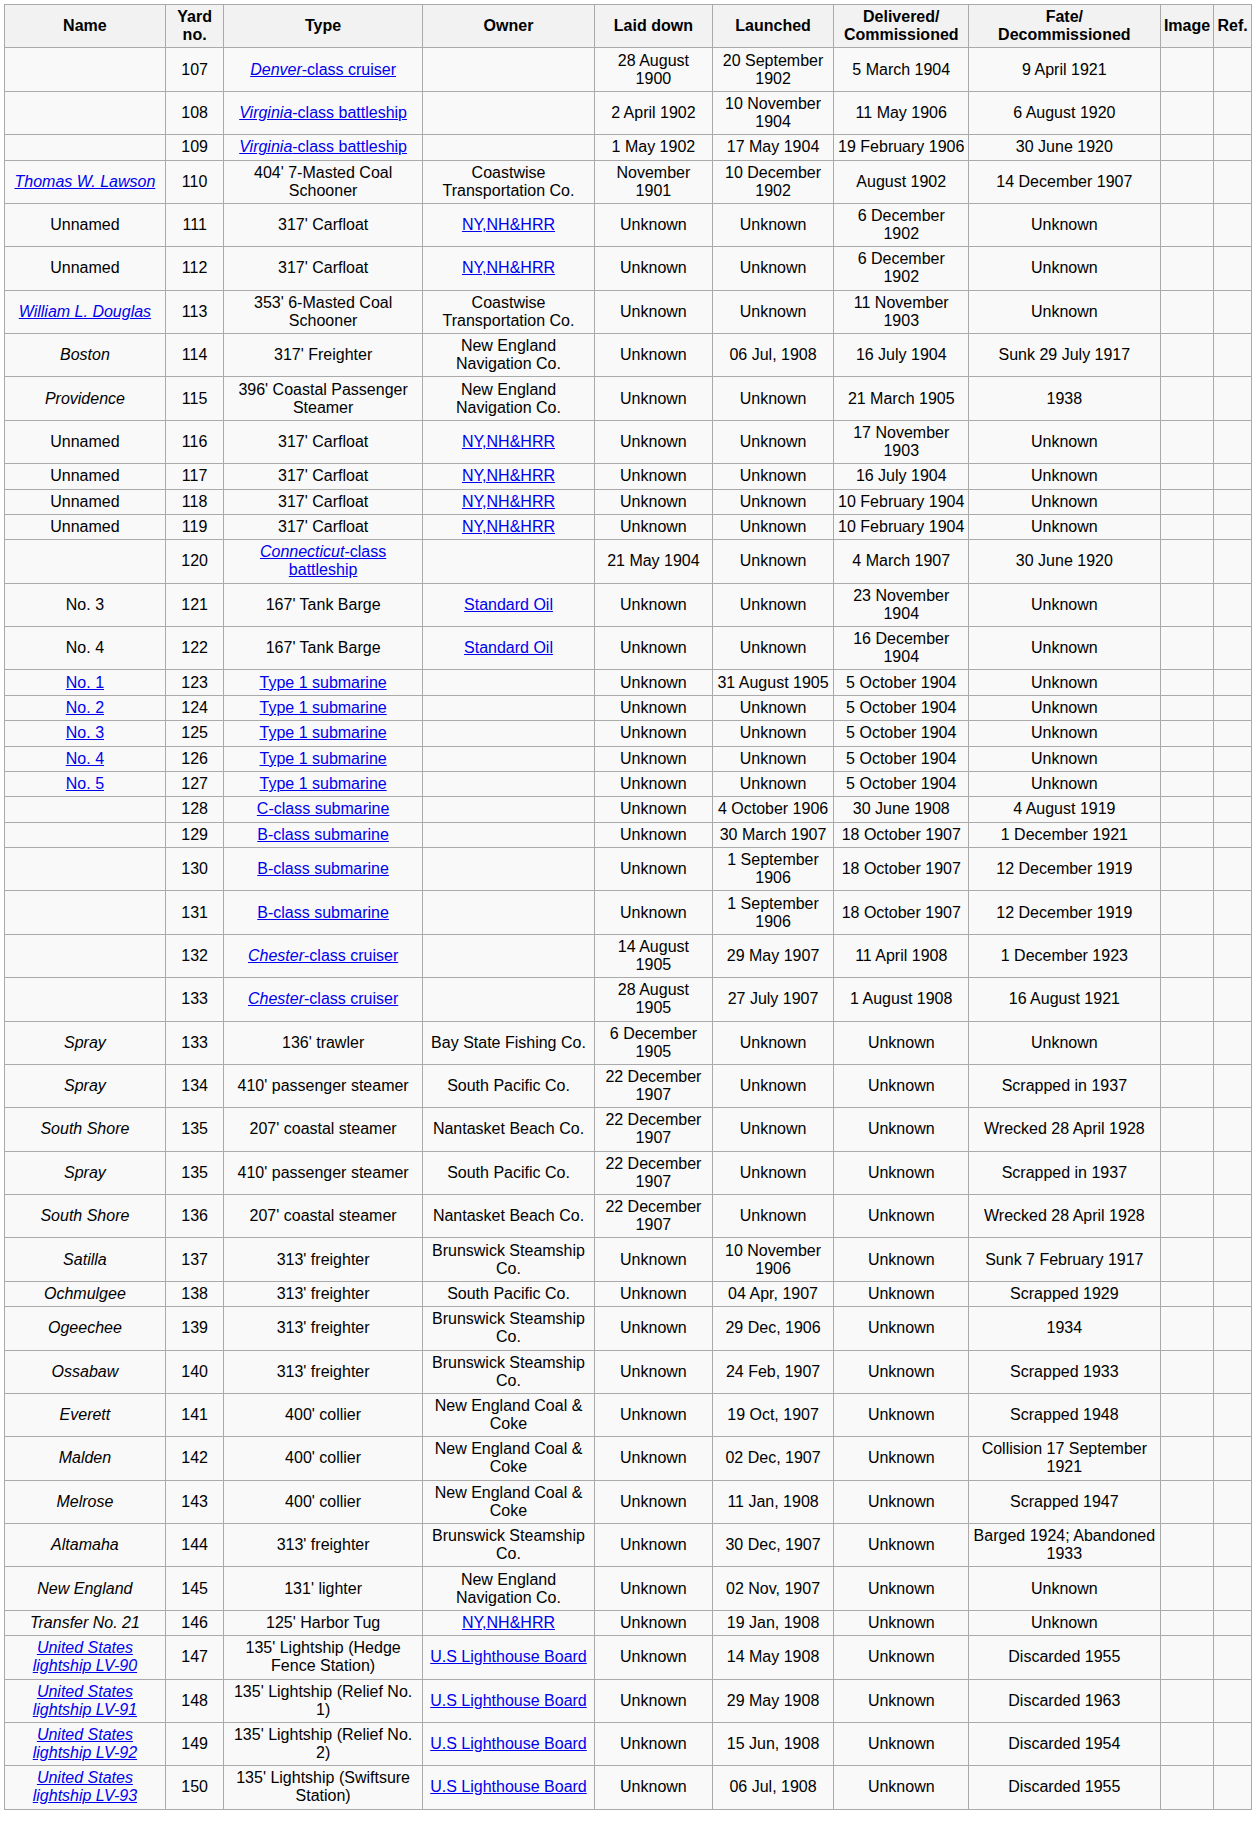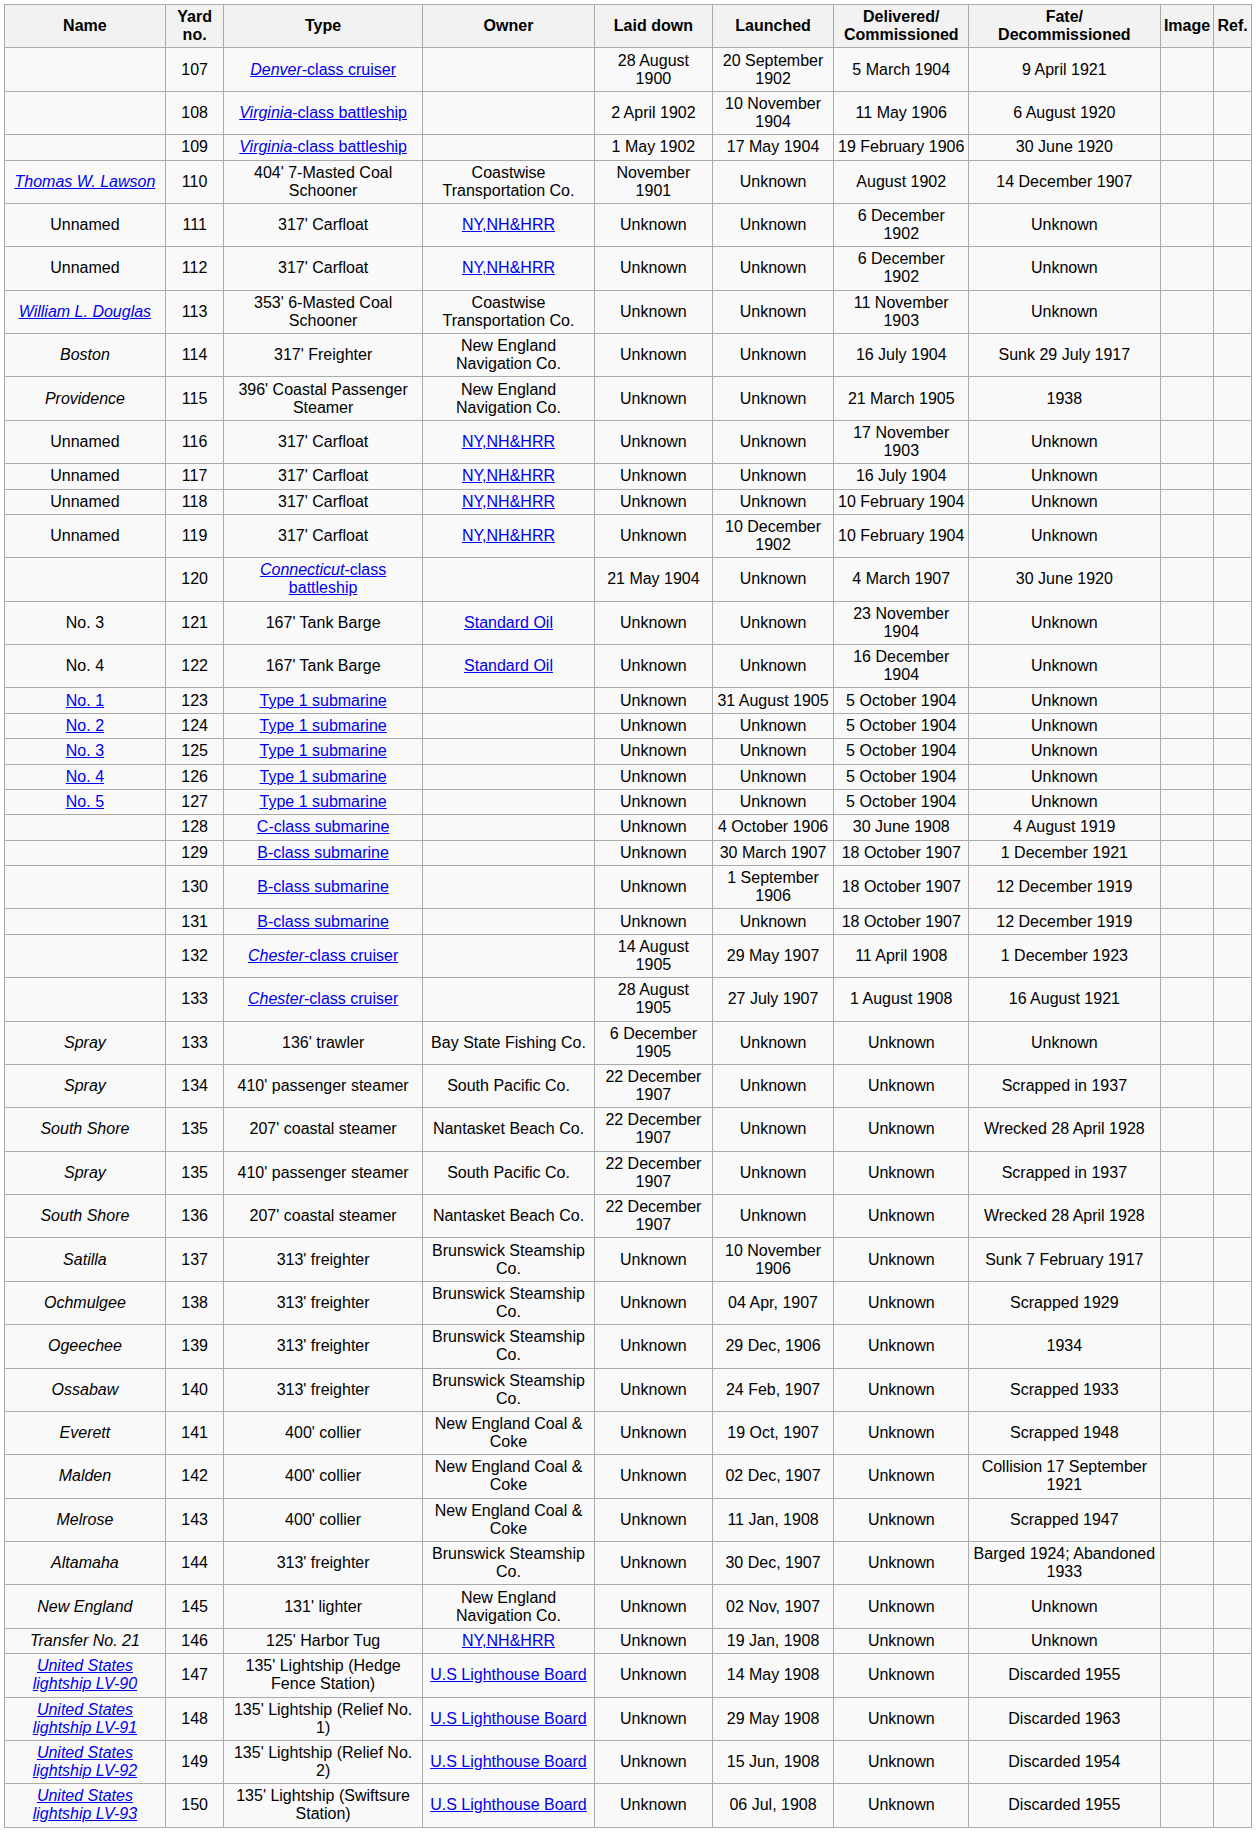(773, 181) 10 December 1902 -> (773, 181) Unknown
(773, 355) 06 Jul, 1908 -> (773, 355) Unknown
(773, 527) Unknown -> (773, 536) 10 December 1902
(773, 912) 1 September 1906 -> (773, 921) Unknown
(508, 1293) South Pacific Co. -> (508, 1302) Brunswick Steamship Co.
